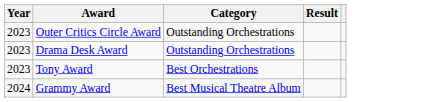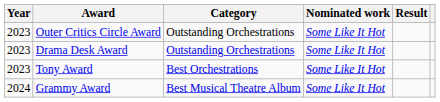+ column: (348, 13)
